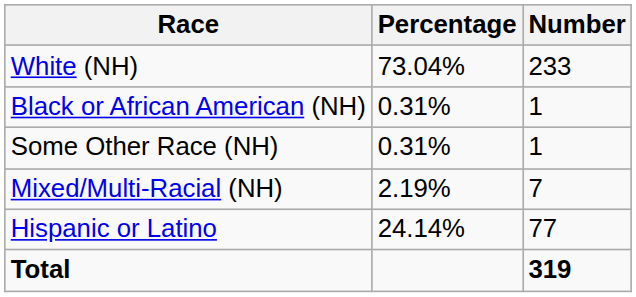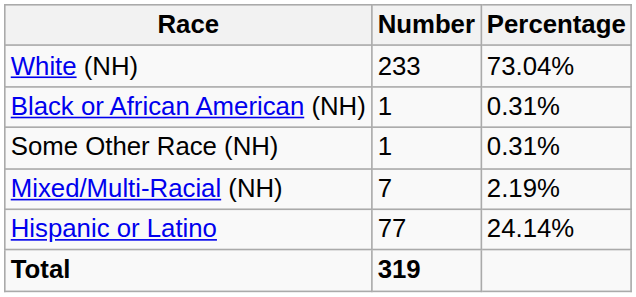columns swapped: (577, 24) <-> (447, 24)
